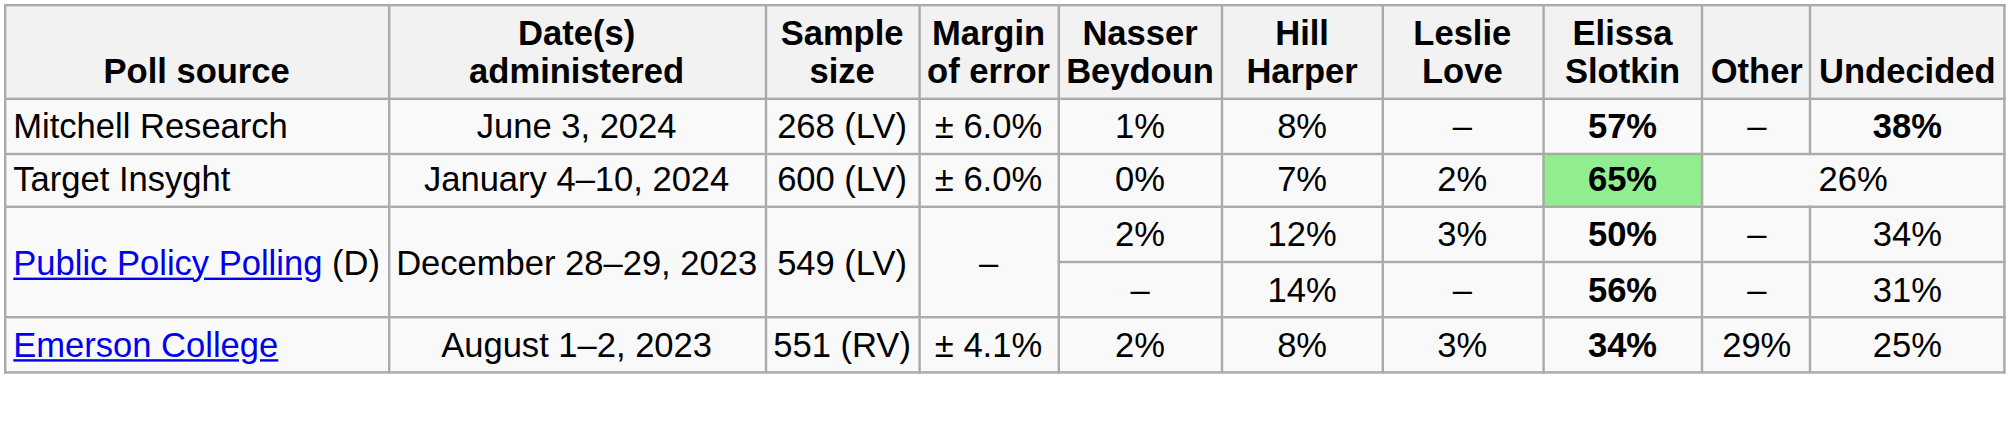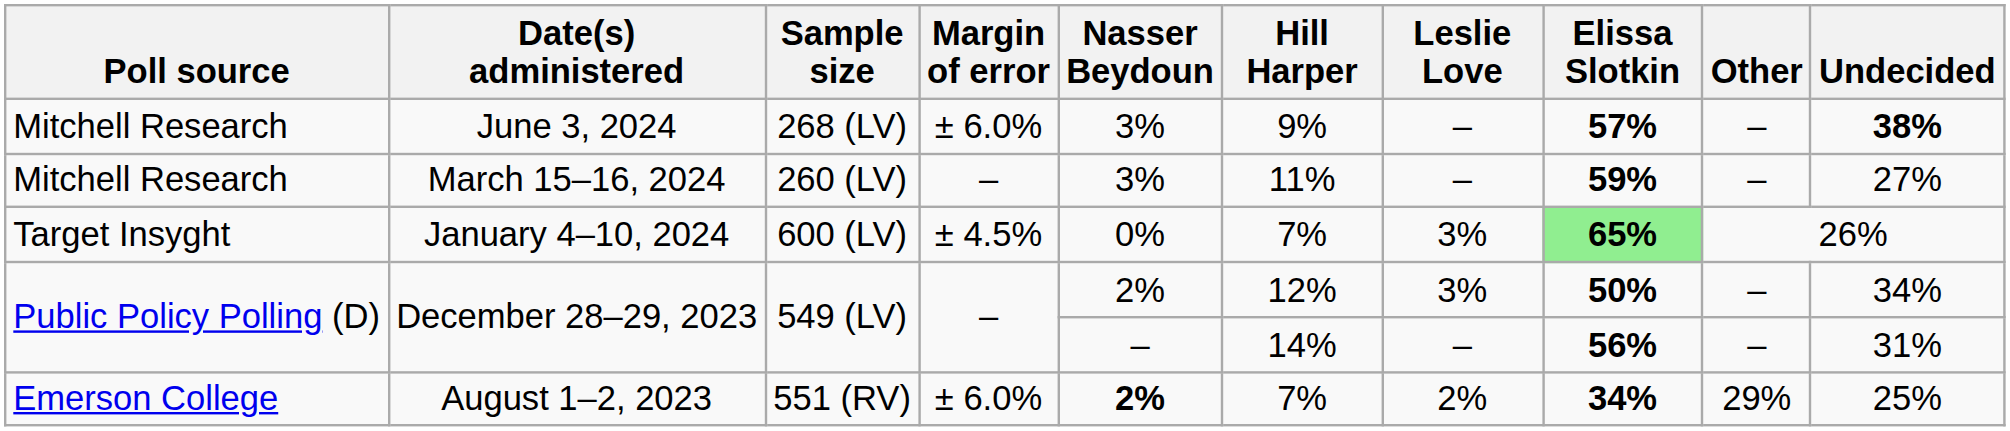(1140, 126) 1% -> (1140, 126) 3%
(1302, 126) 8% -> (1302, 126) 9%
+ row: (577, 180)
(989, 180) ± 6.0% -> (989, 235) ± 4.5%
(1462, 180) 2% -> (1462, 235) 3%
(989, 344) ± 4.1% -> (989, 399) ± 6.0%
(1140, 344) normal -> (1140, 399) bold
(1302, 344) 8% -> (1302, 399) 7%
(1462, 344) 3% -> (1462, 399) 2%
